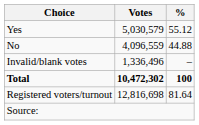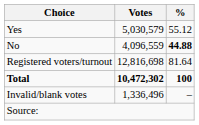(180, 45) normal -> (180, 45) bold
rows swapped: (47, 62) <-> (59, 95)
